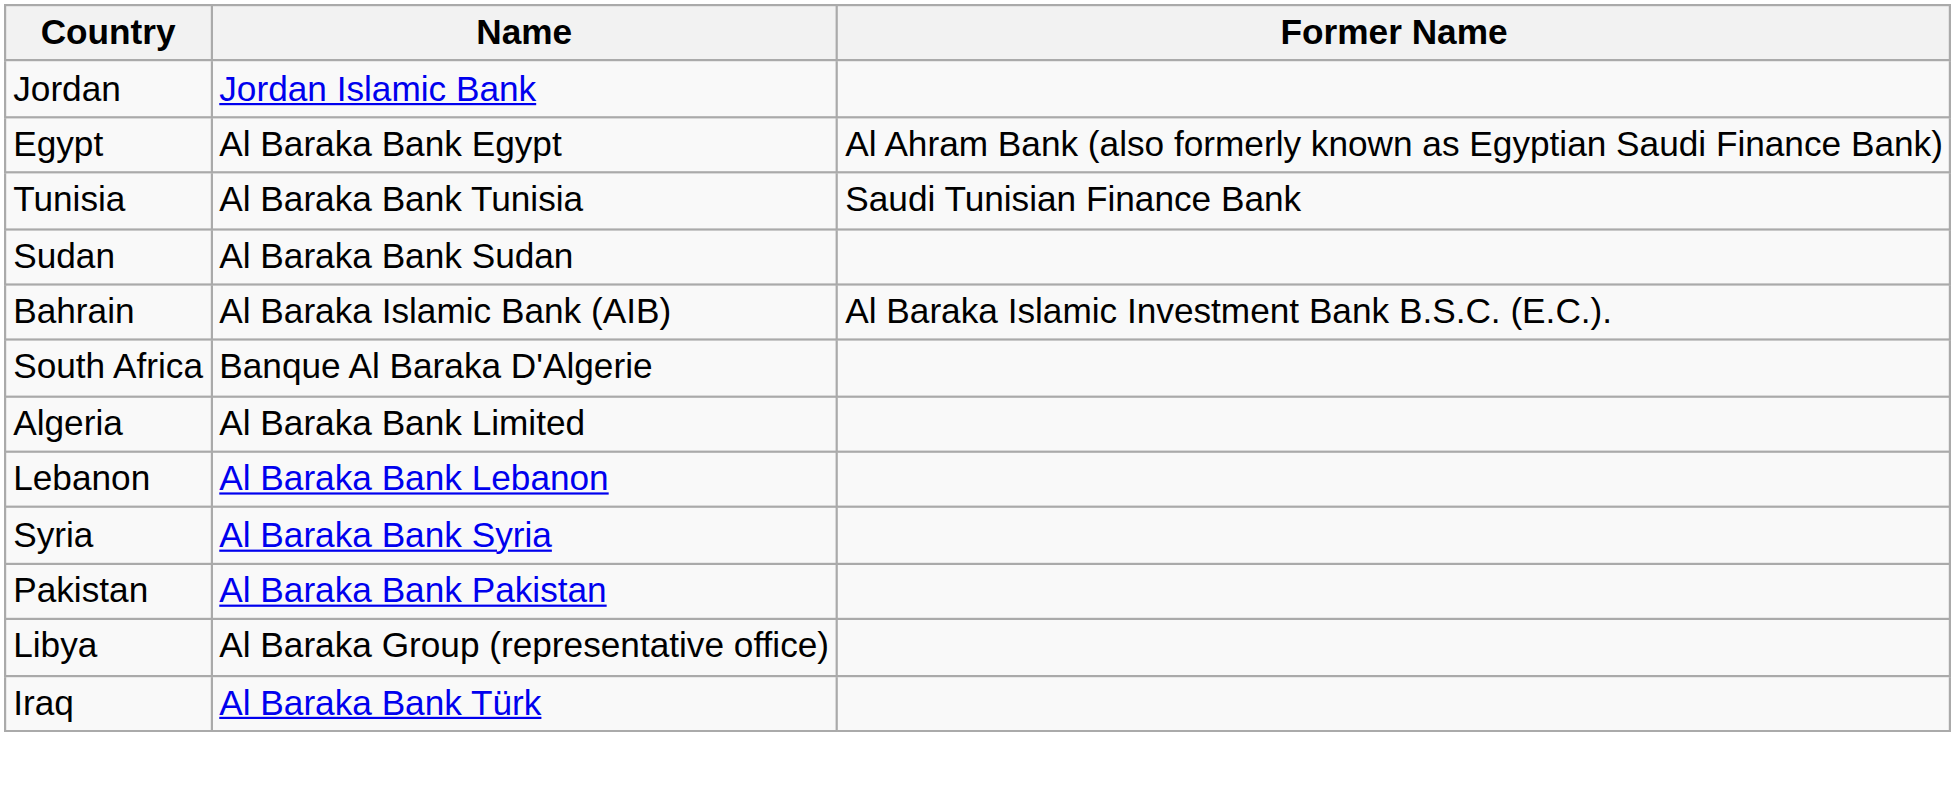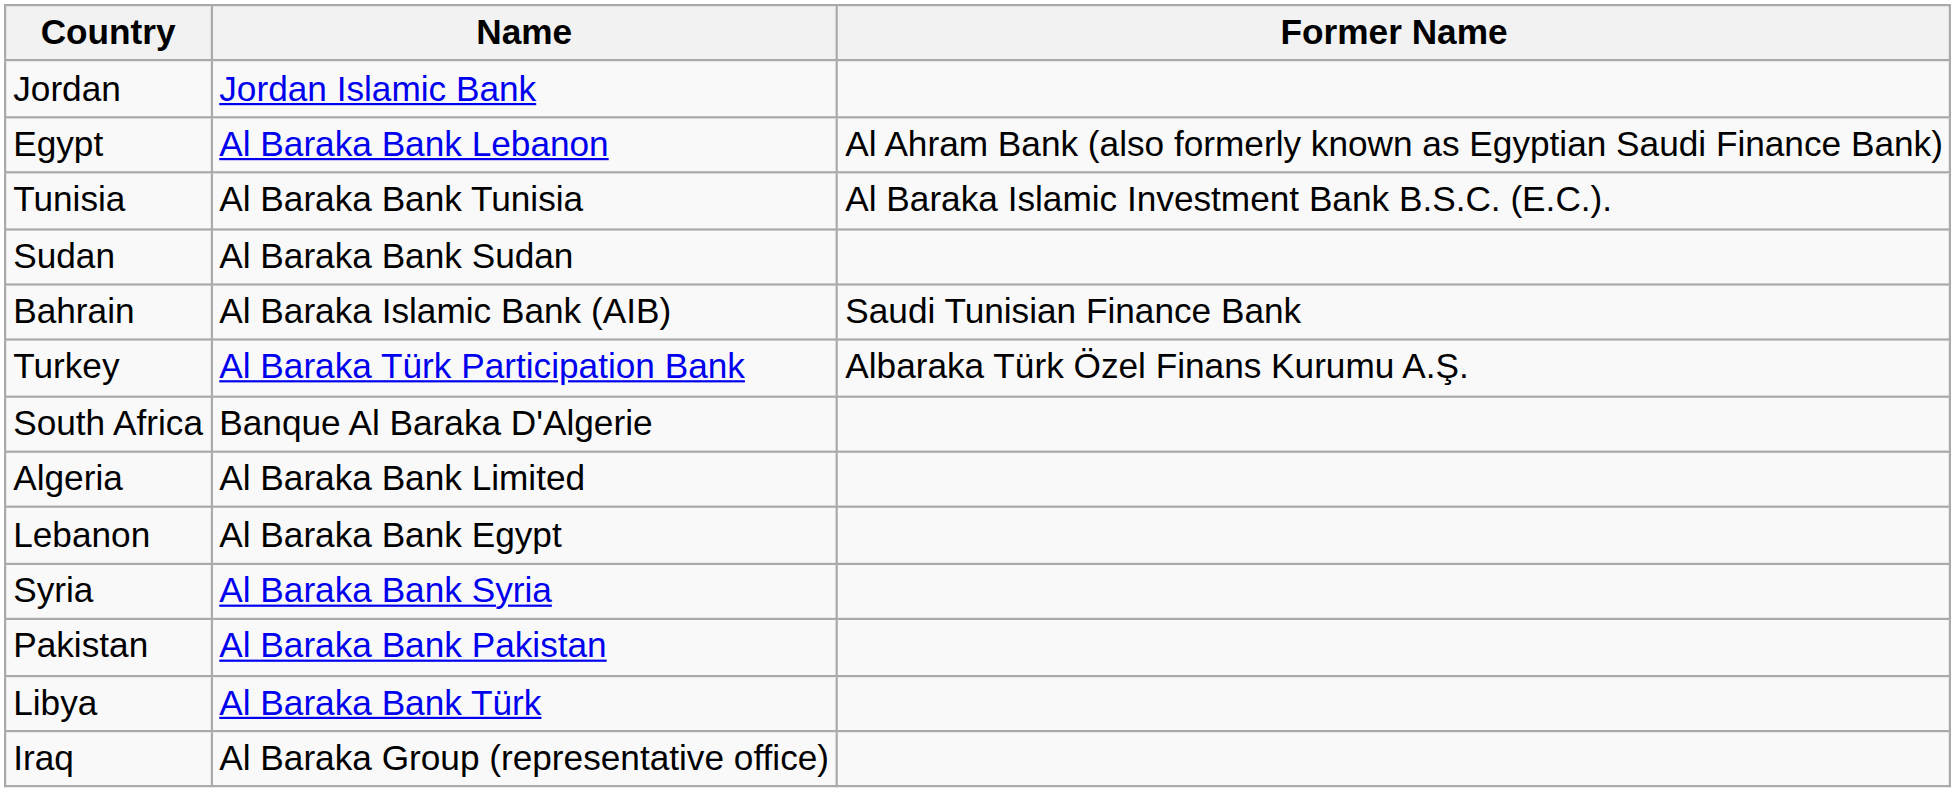(390, 144) Al Baraka Bank Egypt -> (414, 144) Al Baraka Bank Lebanon
(1073, 199) Saudi Tunisian Finance Bank -> (1229, 199) Al Baraka Islamic Investment Bank B.S.C. (E.C.).
(1229, 311) Al Baraka Islamic Investment Bank B.S.C. (E.C.). -> (1073, 311) Saudi Tunisian Finance Bank
+ row: (66, 367)
(414, 479) Al Baraka Bank Lebanon -> (390, 534) Al Baraka Bank Egypt
(524, 646) Al Baraka Group (representative office) -> (380, 702) Al Baraka Bank Türk
(380, 702) Al Baraka Bank Türk -> (524, 758) Al Baraka Group (representative office)
